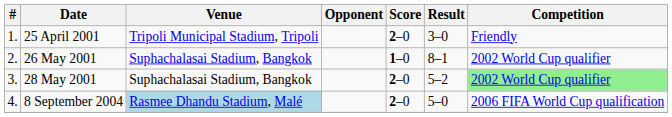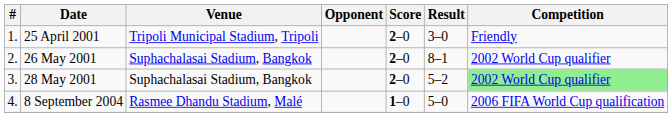(399, 58) 1–0 -> (399, 58) 2–0
(216, 101) lightblue background -> (216, 101) no background
(399, 101) 2–0 -> (399, 101) 1–0
